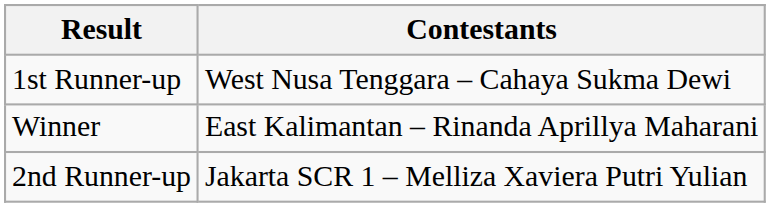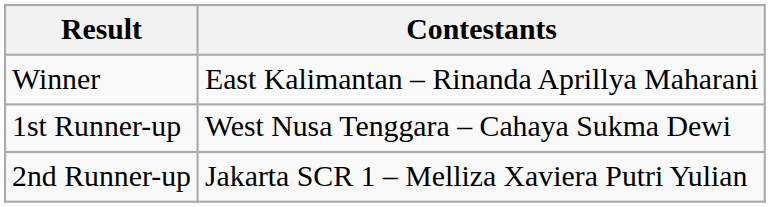rows swapped: (56, 127) <-> (97, 78)
